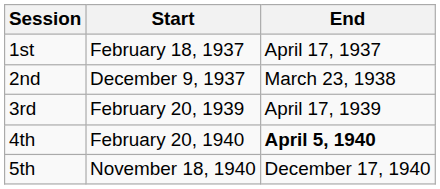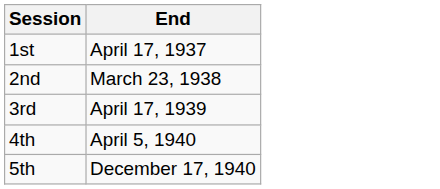- column: (173, 19)
(320, 139) bold -> (143, 139) normal
